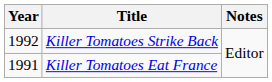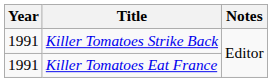(23, 41) 1992 -> (23, 41) 1991
